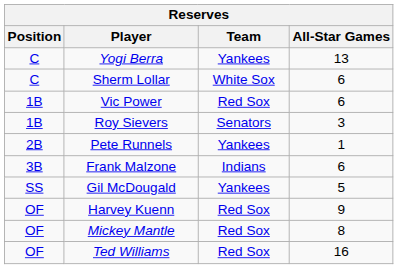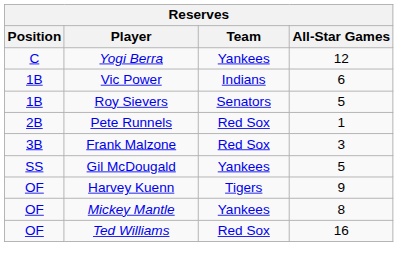(341, 58) 13 -> (341, 58) 12
- row: (131, 79)
(244, 101) Red Sox -> (244, 79) Indians
(341, 123) 3 -> (341, 101) 5
(244, 144) Yankees -> (244, 123) Red Sox
(244, 166) Indians -> (244, 144) Red Sox
(341, 166) 6 -> (341, 144) 3
(244, 209) Red Sox -> (244, 187) Tigers
(244, 230) Red Sox -> (244, 209) Yankees
